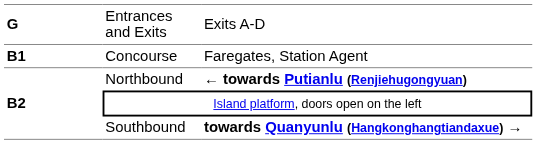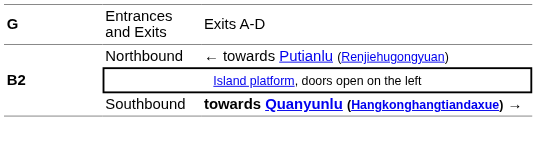- row: (141, 56)
(335, 79) bold -> (326, 56) normal
